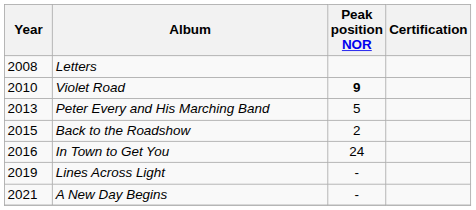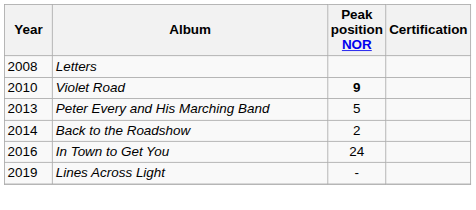(22, 130) 2015 -> (22, 130) 2014
- row: (111, 194)
